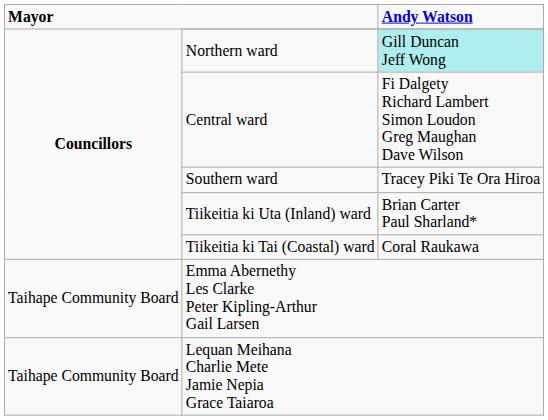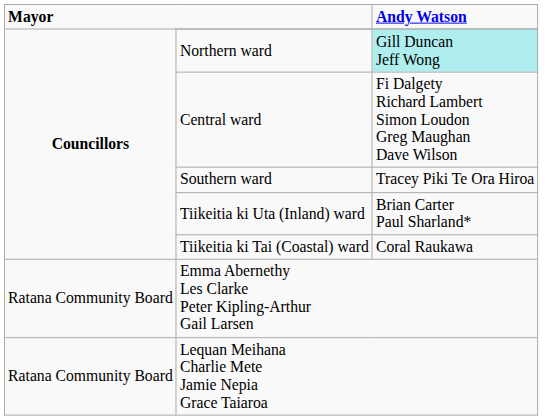(93, 298) Taihape Community Board -> (90, 298) Ratana Community Board
(93, 376) Taihape Community Board -> (90, 376) Ratana Community Board
